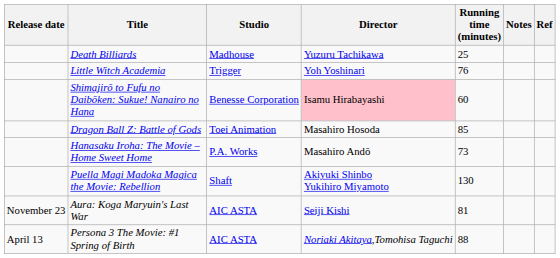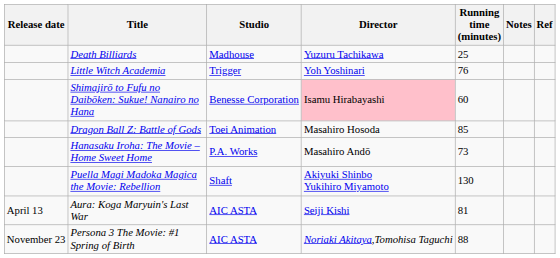(36, 210) November 23 -> (25, 210) April 13
(25, 239) April 13 -> (36, 239) November 23
